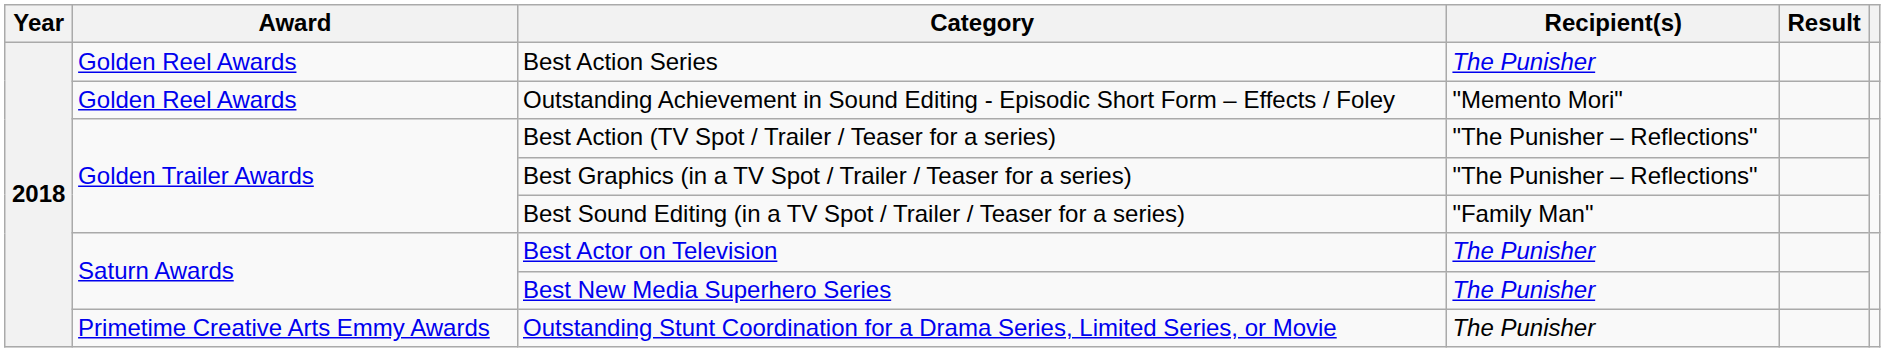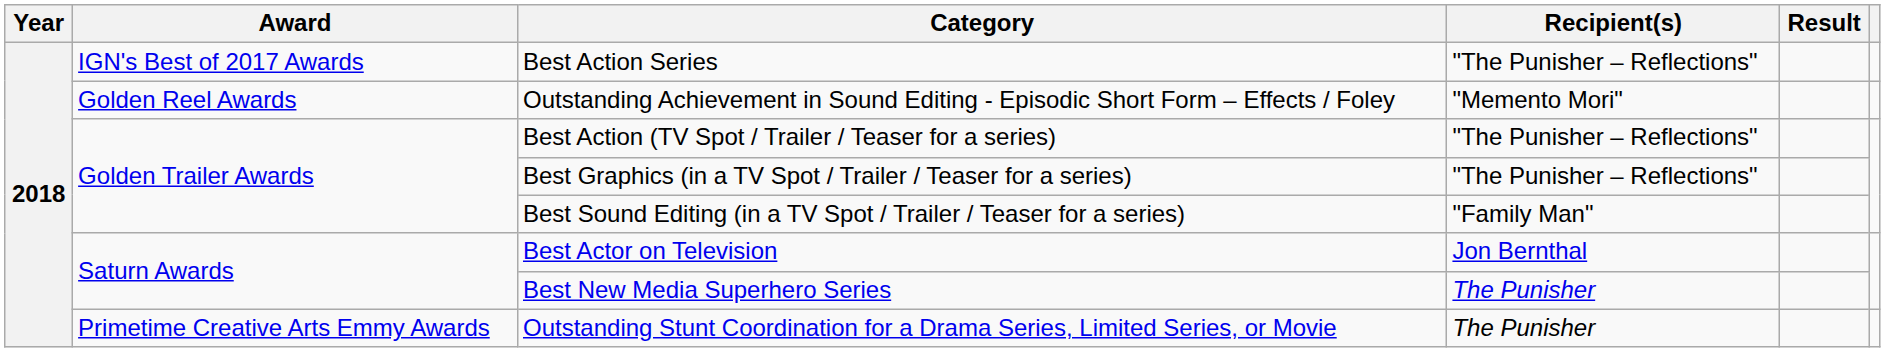(187, 61) Golden Reel Awards -> (221, 61) IGN's Best of 2017 Awards
(1524, 61) The Punisher -> (1605, 61) "The Punisher – Reflections"
(1524, 251) The Punisher -> (1520, 251) Jon Bernthal
